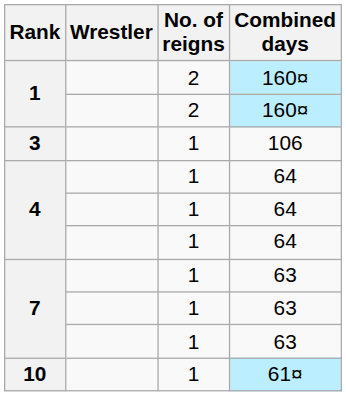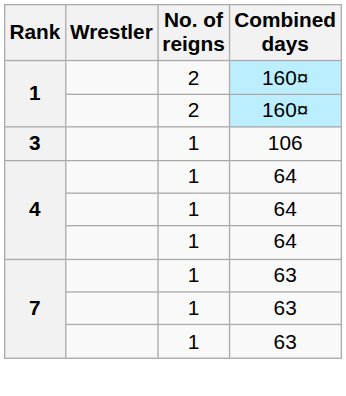- row: (35, 374)
